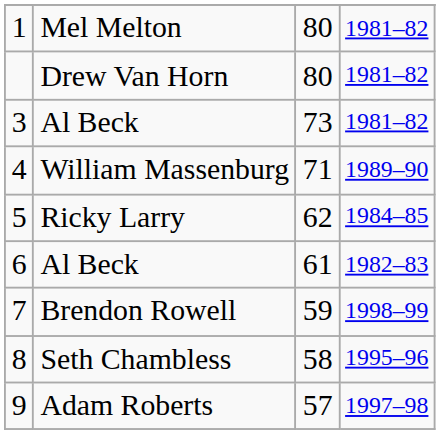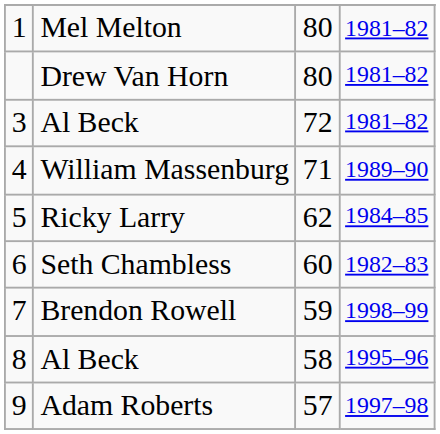(318, 122) 73 -> (318, 122) 72
(90, 264) Al Beck -> (136, 264) Seth Chambless
(318, 264) 61 -> (318, 264) 60
(136, 358) Seth Chambless -> (90, 358) Al Beck
